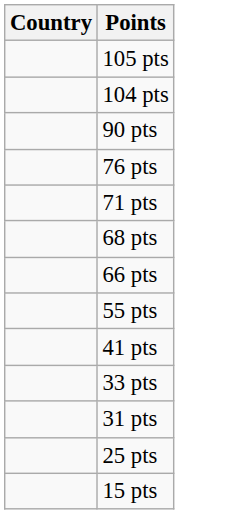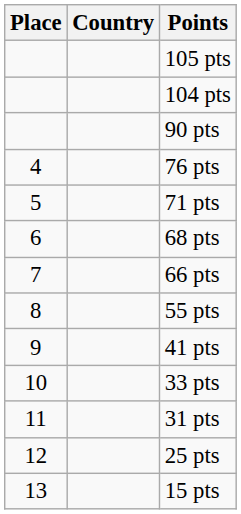+ column: (36, 22)
